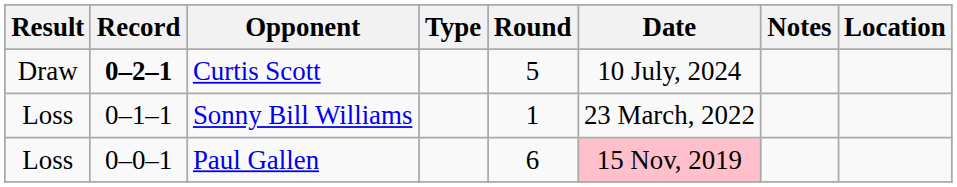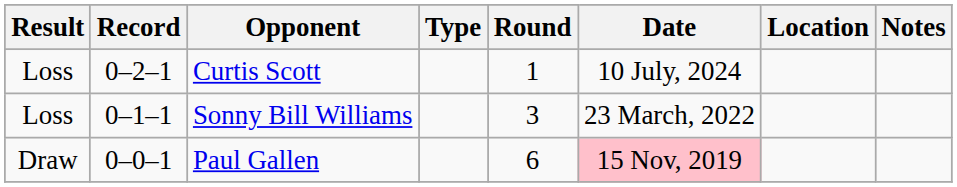columns swapped: (895, 26) <-> (799, 26)
(48, 71) Draw -> (48, 71) Loss
(139, 71) bold -> (139, 71) normal
(533, 71) 5 -> (533, 71) 1
(533, 115) 1 -> (533, 115) 3
(48, 159) Loss -> (48, 159) Draw
